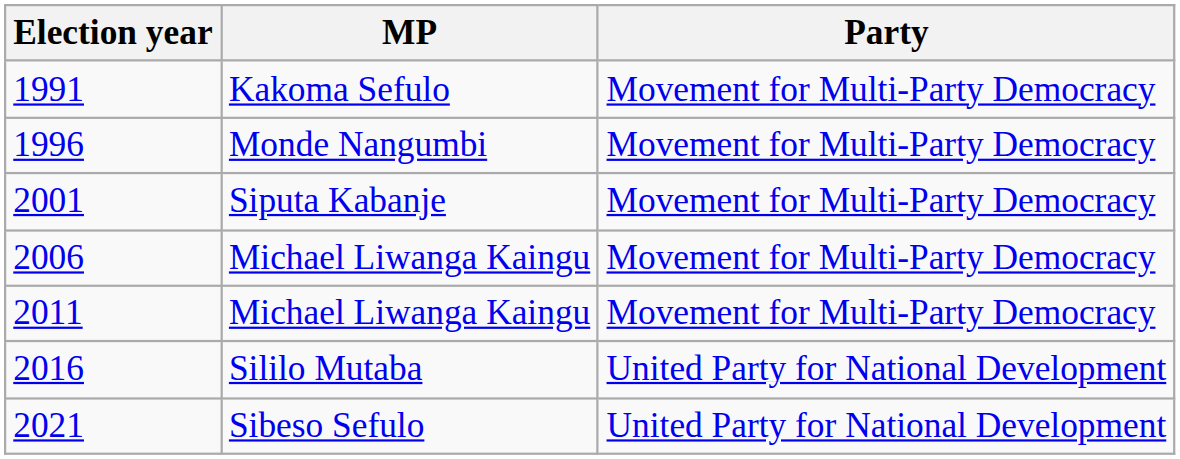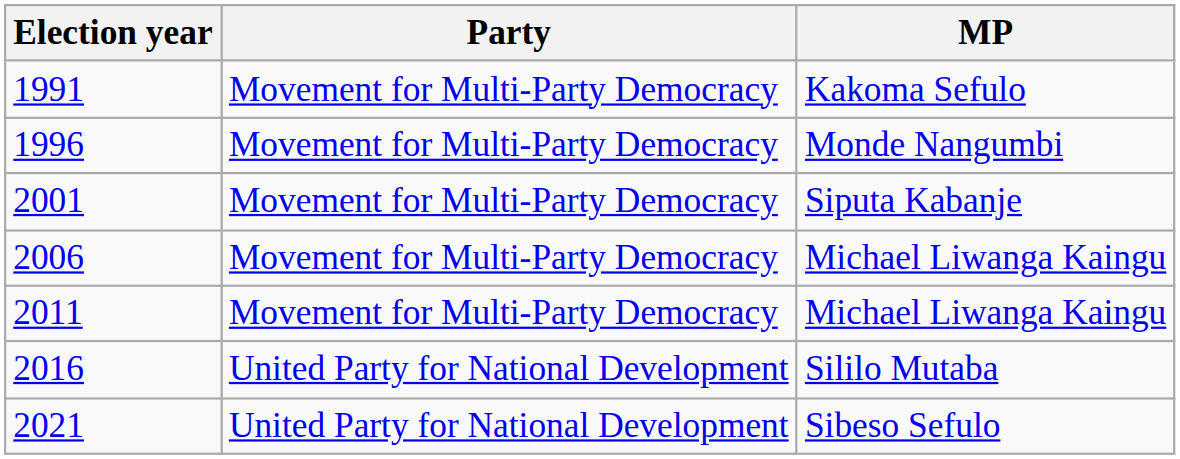columns swapped: (410, 32) <-> (886, 32)
